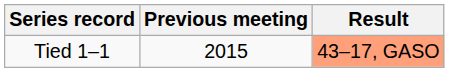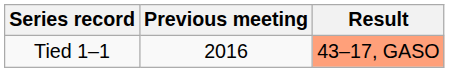(226, 51) 2015 -> (226, 51) 2016
